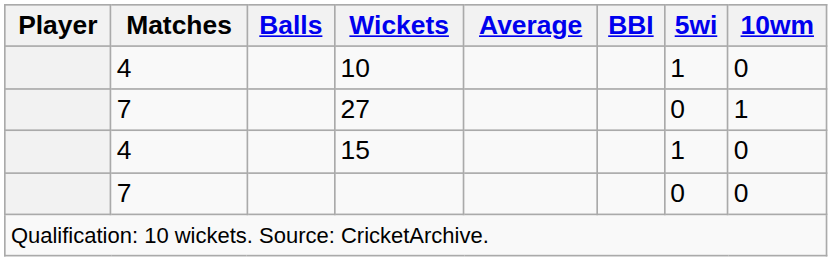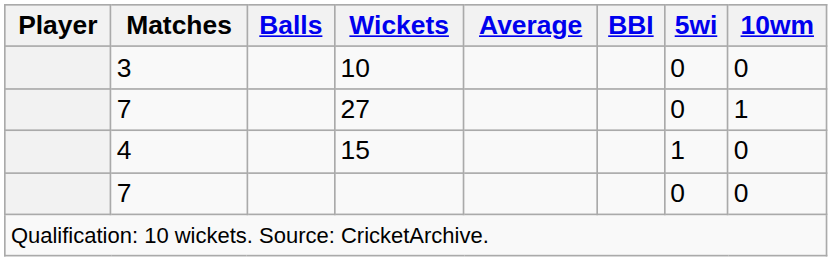(124, 67) 4 -> (124, 67) 3
(678, 67) 1 -> (678, 67) 0
